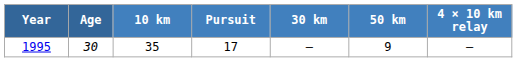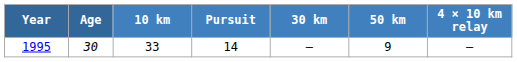(152, 47) 35 -> (152, 47) 33
(231, 47) 17 -> (231, 47) 14
